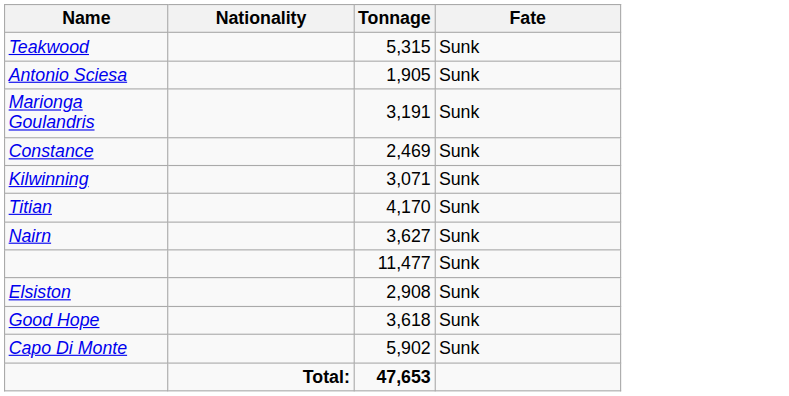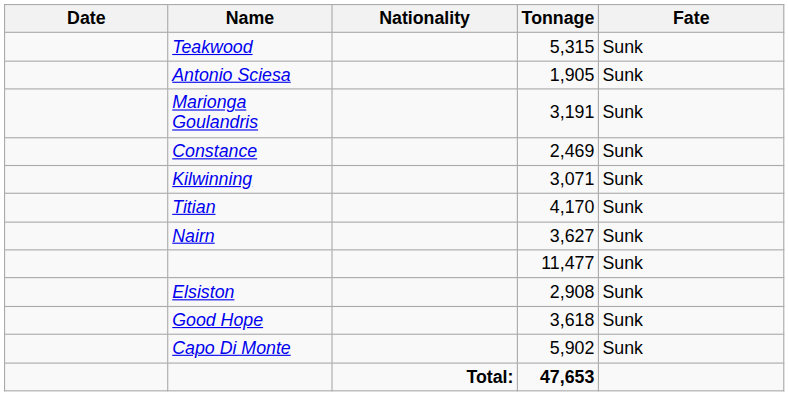+ column: (86, 18)
